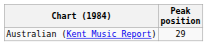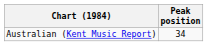(181, 34) 29 -> (181, 34) 34
